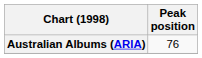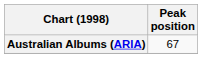(173, 44) 76 -> (173, 44) 67
